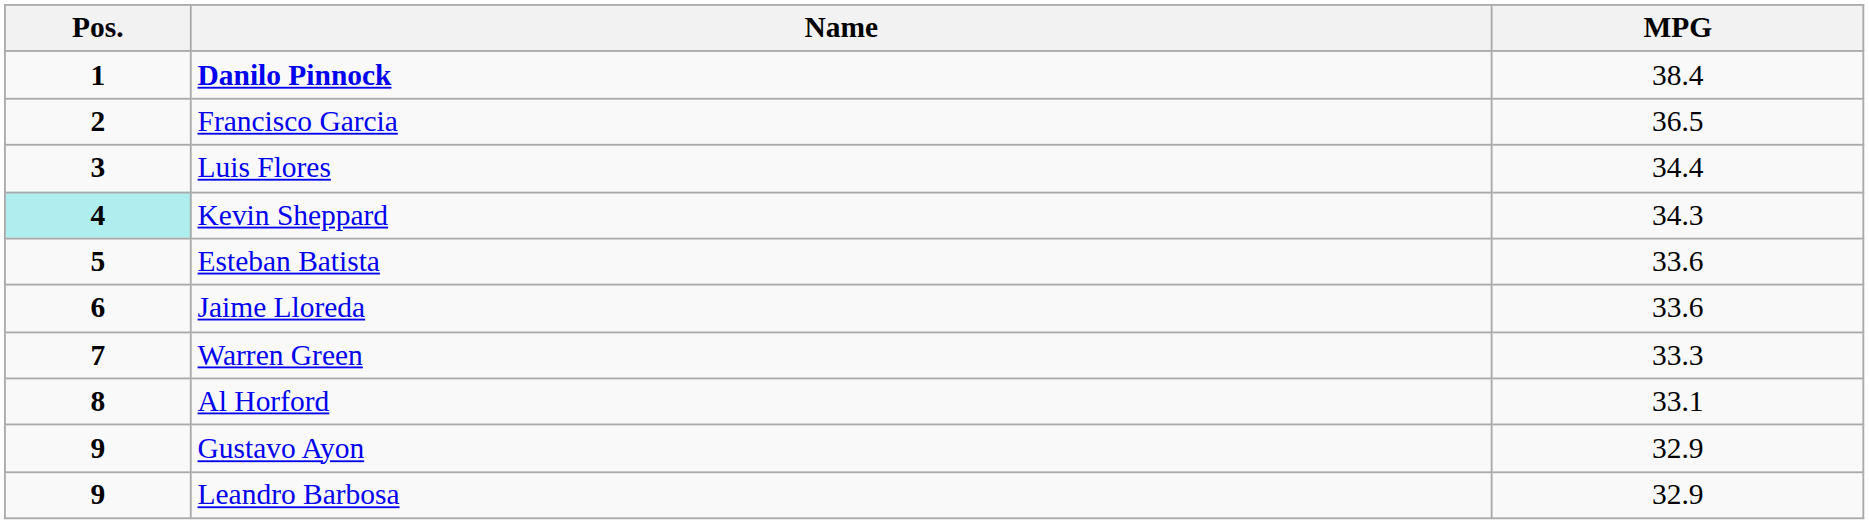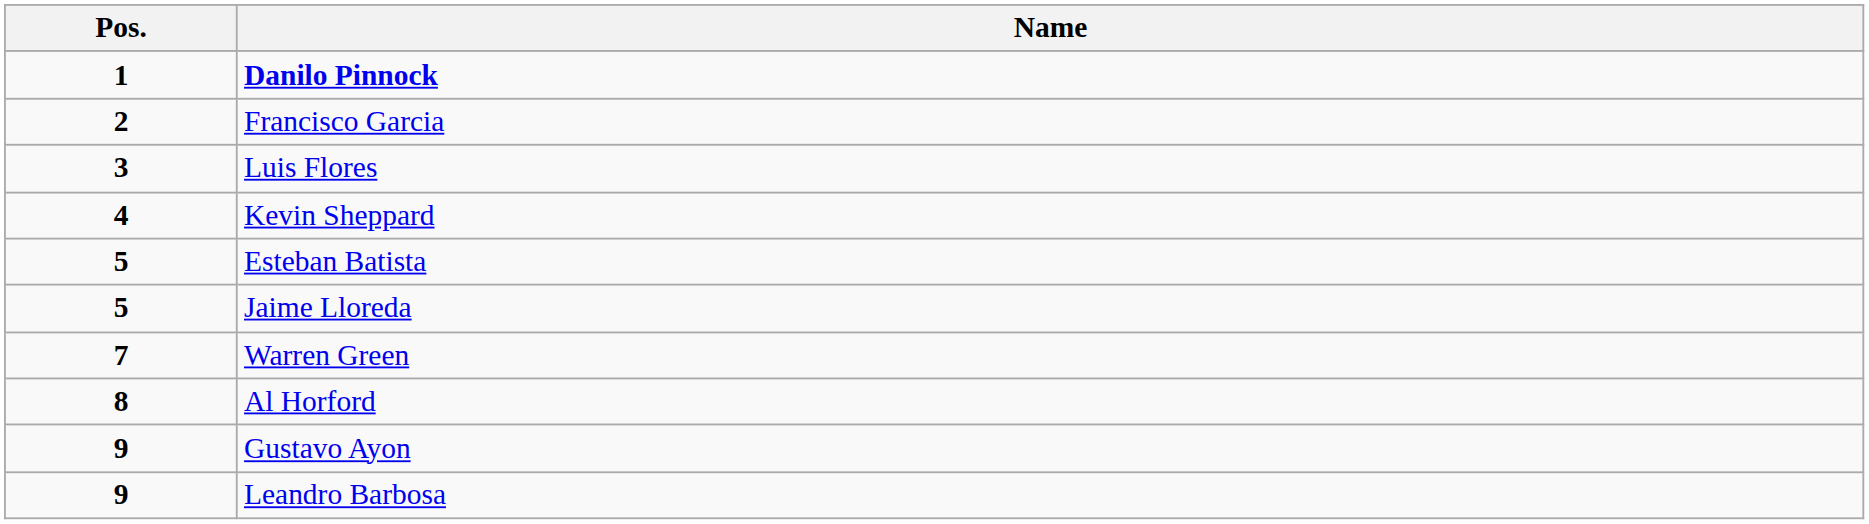- column: (1678, 27)
(98, 214) paleturquoise background -> (121, 214) no background
(98, 307) 6 -> (121, 307) 5
